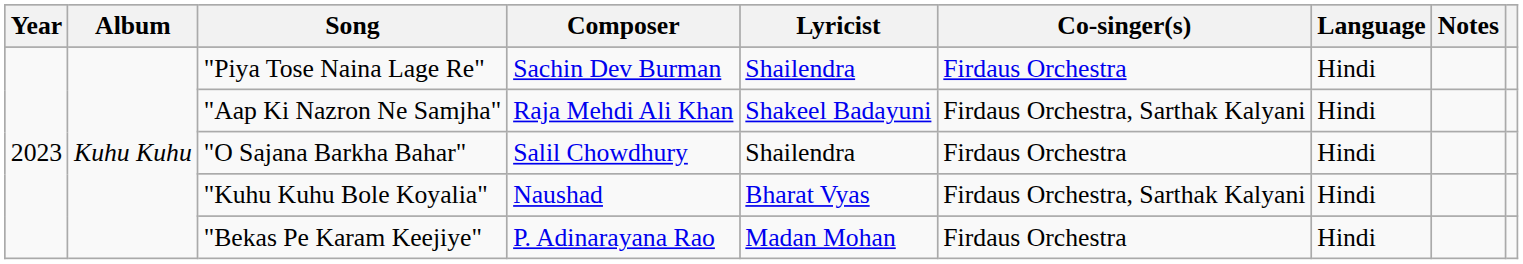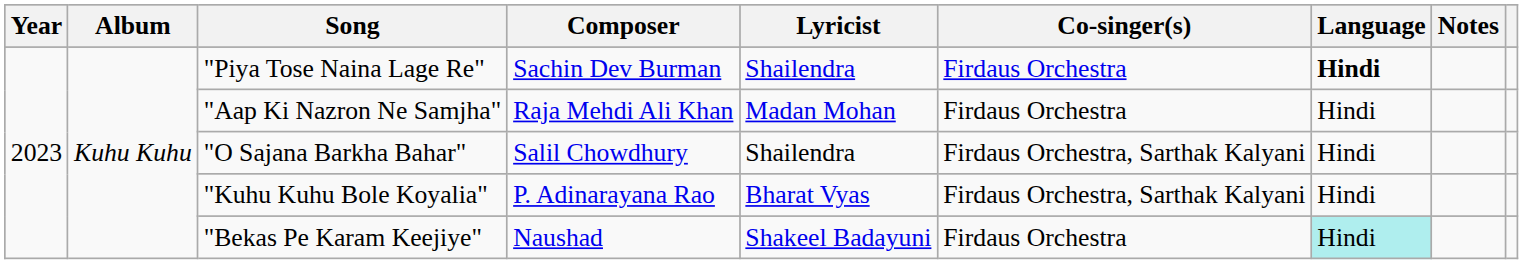(1347, 68) normal -> (1349, 68) bold
(838, 110) Shakeel Badayuni -> (821, 110) Madan Mohan
(1124, 110) Firdaus Orchestra, Sarthak Kalyani -> (1035, 110) Firdaus Orchestra
(1035, 152) Firdaus Orchestra -> (1124, 152) Firdaus Orchestra, Sarthak Kalyani
(558, 195) Naushad -> (614, 195) P. Adinarayana Rao
(614, 237) P. Adinarayana Rao -> (558, 237) Naushad
(821, 237) Madan Mohan -> (838, 237) Shakeel Badayuni
(1347, 237) no background -> (1347, 237) paleturquoise background
